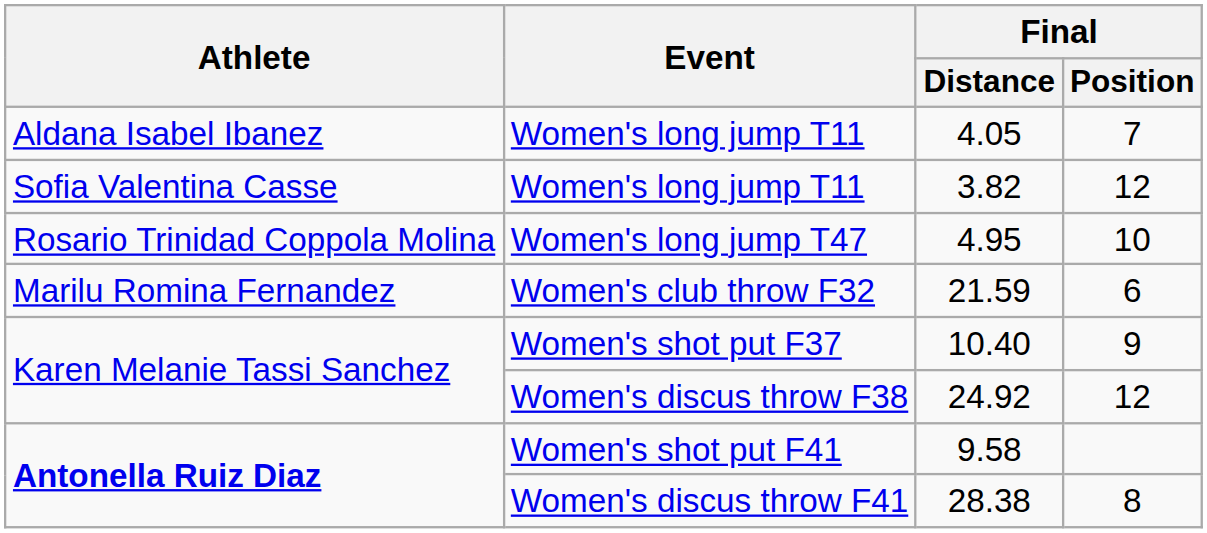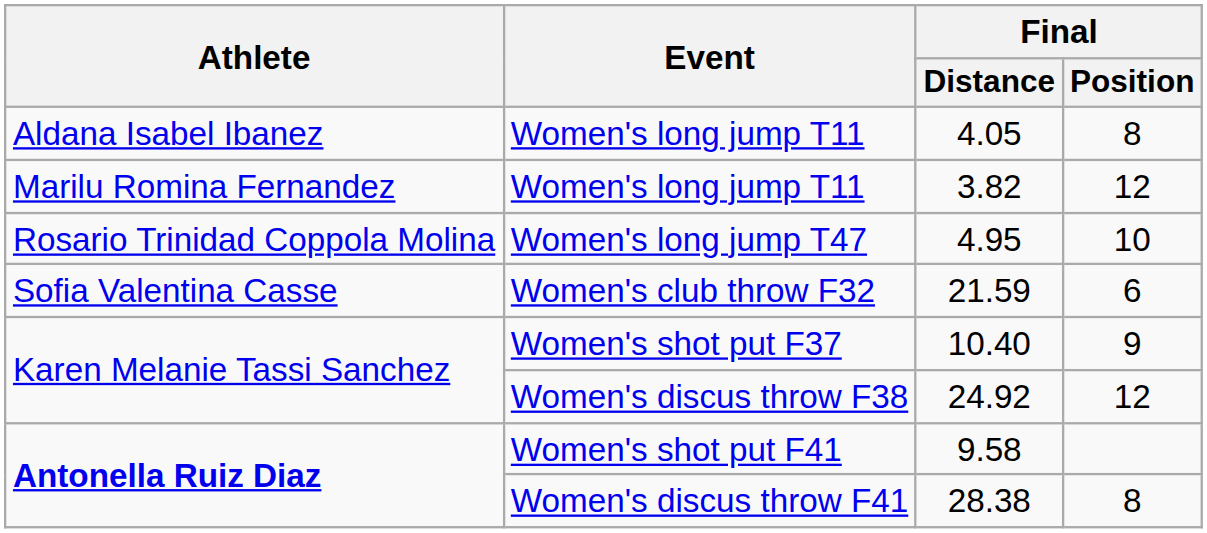(1132, 134) 7 -> (1132, 134) 8
(175, 187) Sofia Valentina Casse -> (204, 187) Marilu Romina Fernandez
(204, 292) Marilu Romina Fernandez -> (175, 292) Sofia Valentina Casse
